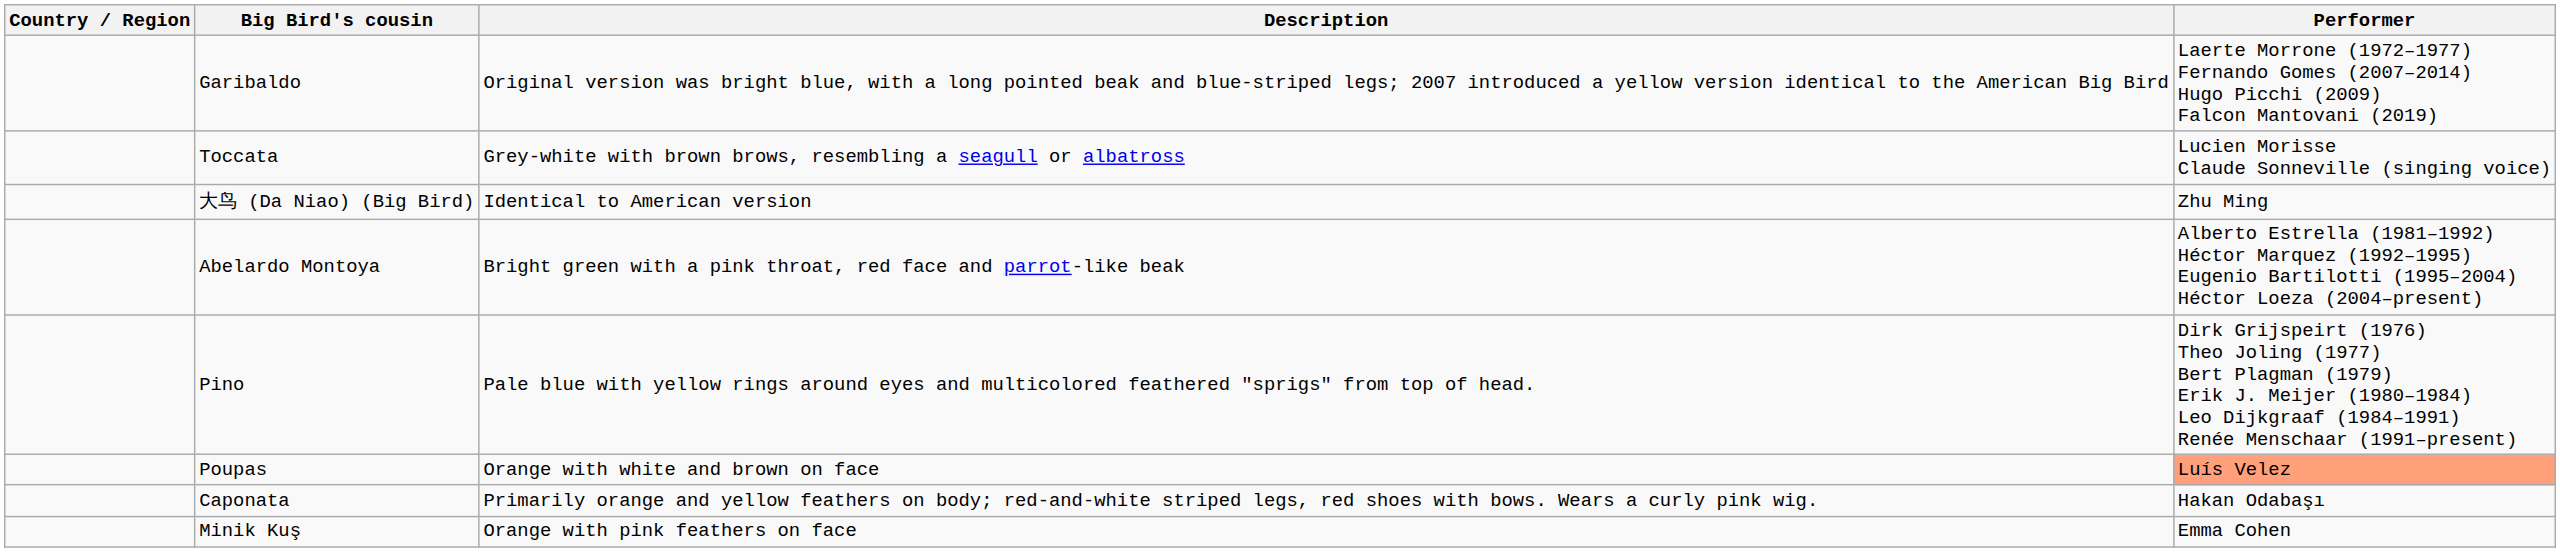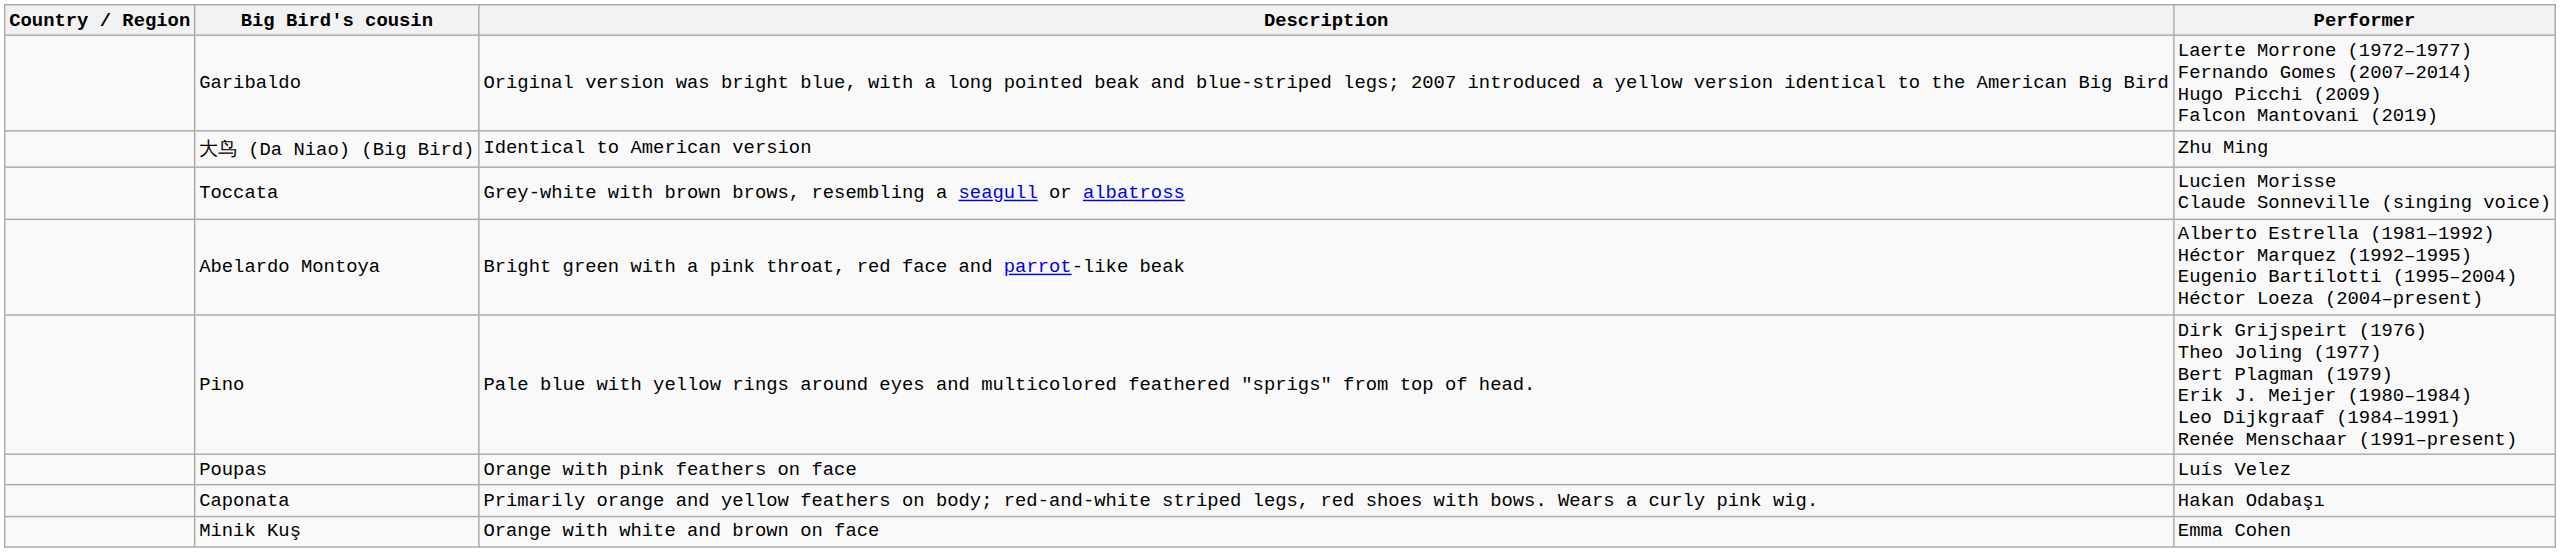rows swapped: (337, 202) <-> (239, 158)
(681, 470) Orange with white and brown on face -> (670, 470) Orange with pink feathers on face
(2234, 470) lightsalmon background -> (2234, 470) no background
(670, 531) Orange with pink feathers on face -> (681, 531) Orange with white and brown on face
